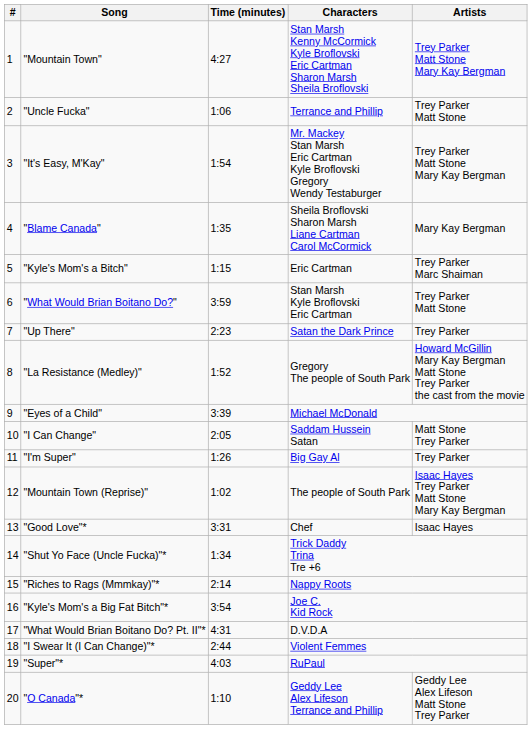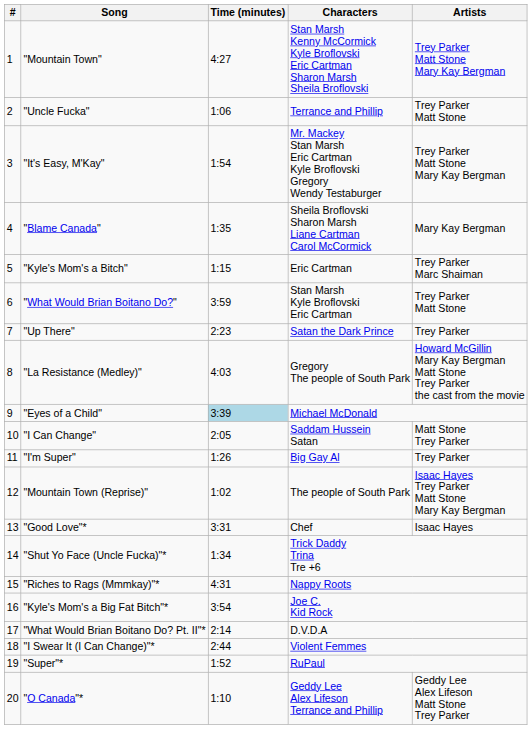(221, 372) 1:52 -> (221, 372) 4:03
(221, 413) no background -> (221, 413) lightblue background
(221, 584) 2:14 -> (221, 584) 4:31
(221, 630) 4:31 -> (221, 630) 2:14
(221, 663) 4:03 -> (221, 663) 1:52
